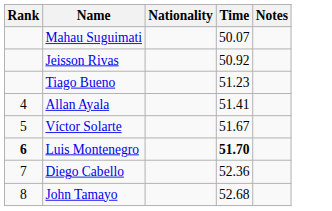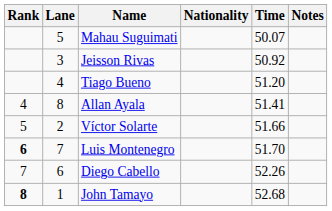+ column: (60, 15)
(234, 82) 51.23 -> (270, 82) 51.20
(234, 127) 51.67 -> (270, 127) 51.66
(234, 149) bold -> (270, 149) normal
(234, 171) 52.36 -> (270, 171) 52.26
(23, 194) normal -> (23, 194) bold
